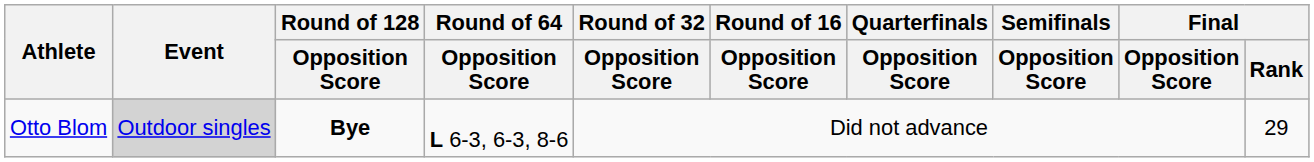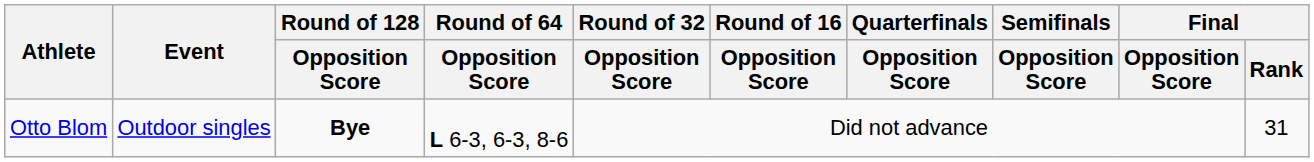(194, 128) lightgrey background -> (194, 128) no background
(1276, 128) 29 -> (1276, 128) 31
